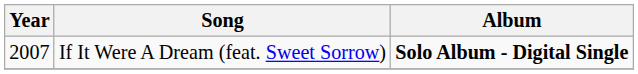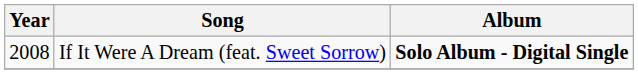(29, 52) 2007 -> (29, 52) 2008
